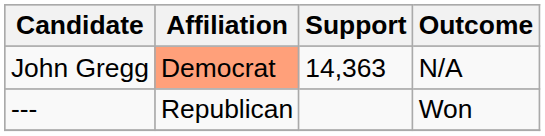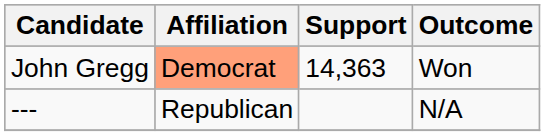(441, 67) N/A -> (446, 67) Won
(446, 109) Won -> (441, 109) N/A
